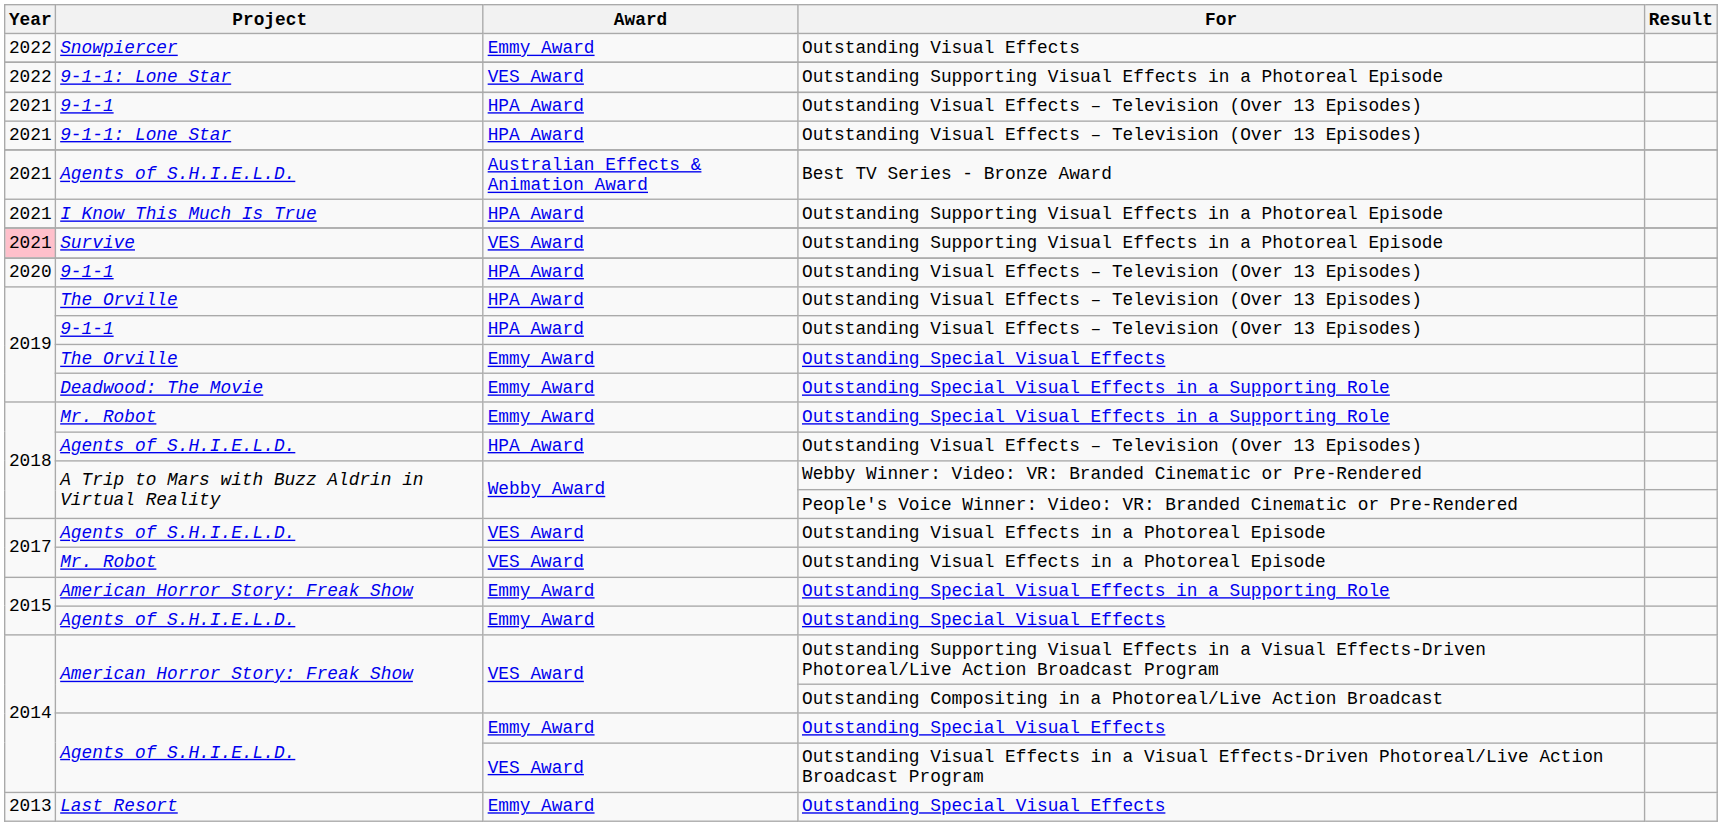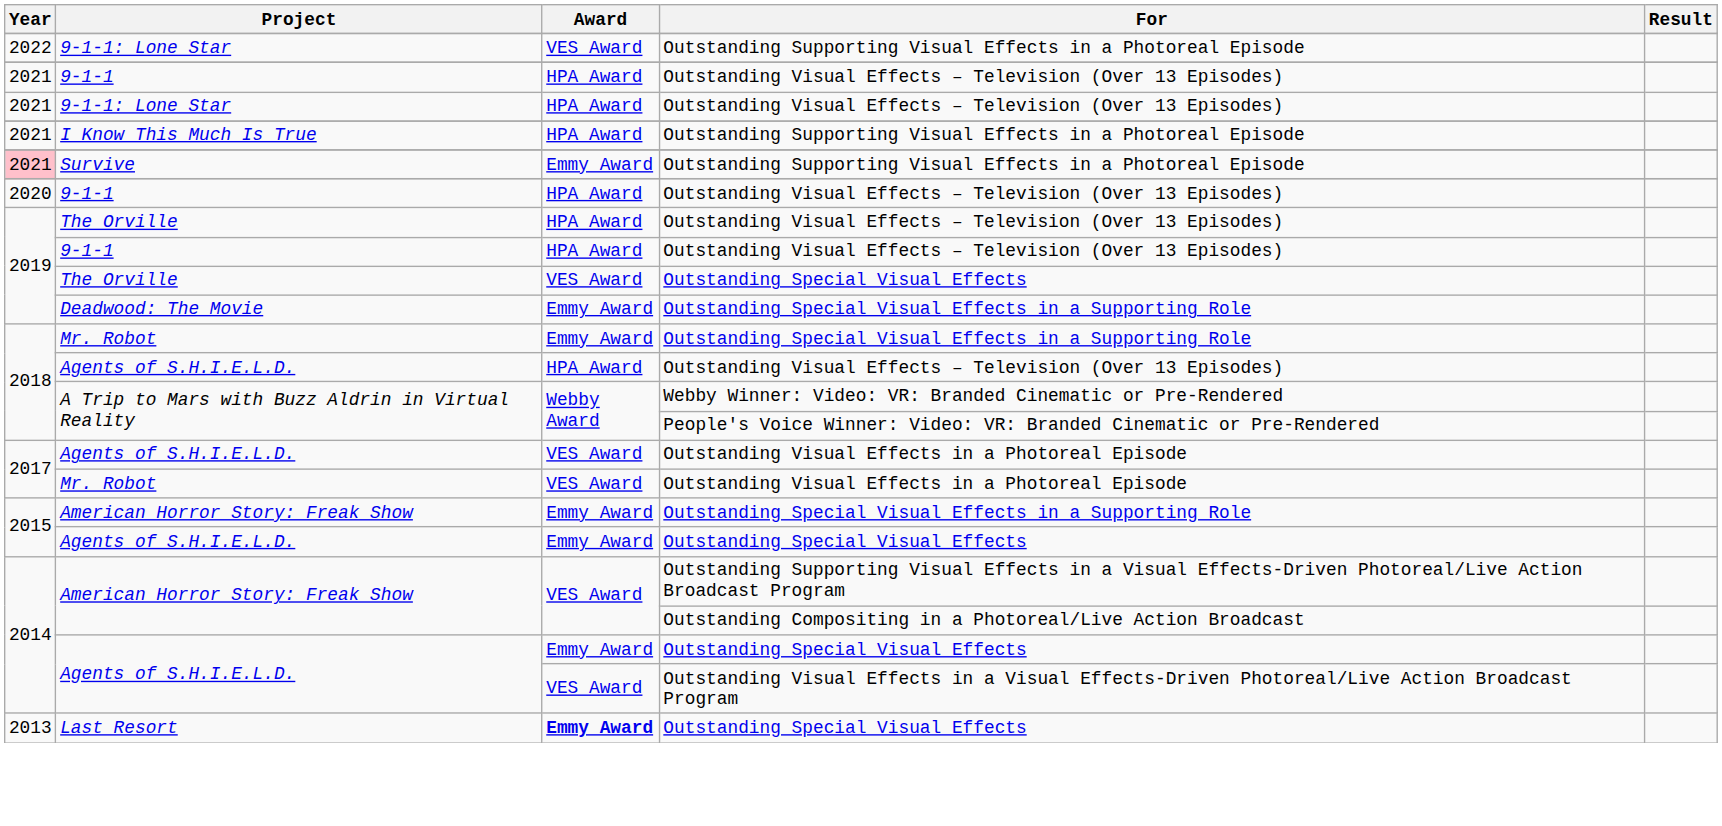- row: (119, 48)
- row: (178, 175)
(536, 243) VES Award -> (600, 164) Emmy Award
(541, 359) Emmy Award -> (594, 280) VES Award
(541, 807) normal -> (600, 728) bold
